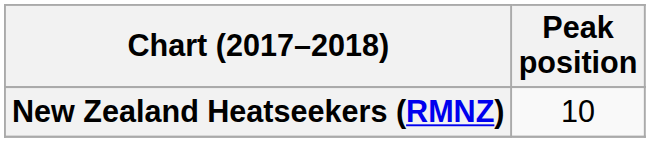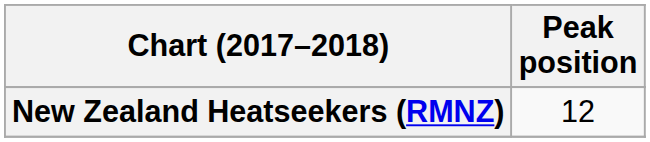(578, 111) 10 -> (578, 111) 12
